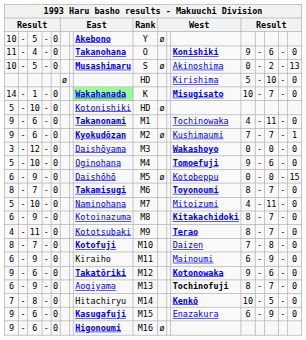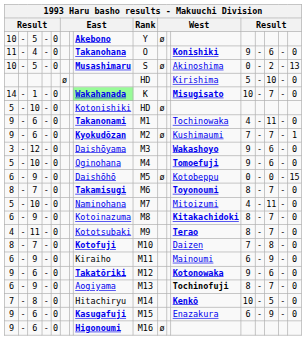(248, 149) 0 -> (248, 149) 9
(271, 149) 0 -> (271, 149) 6
